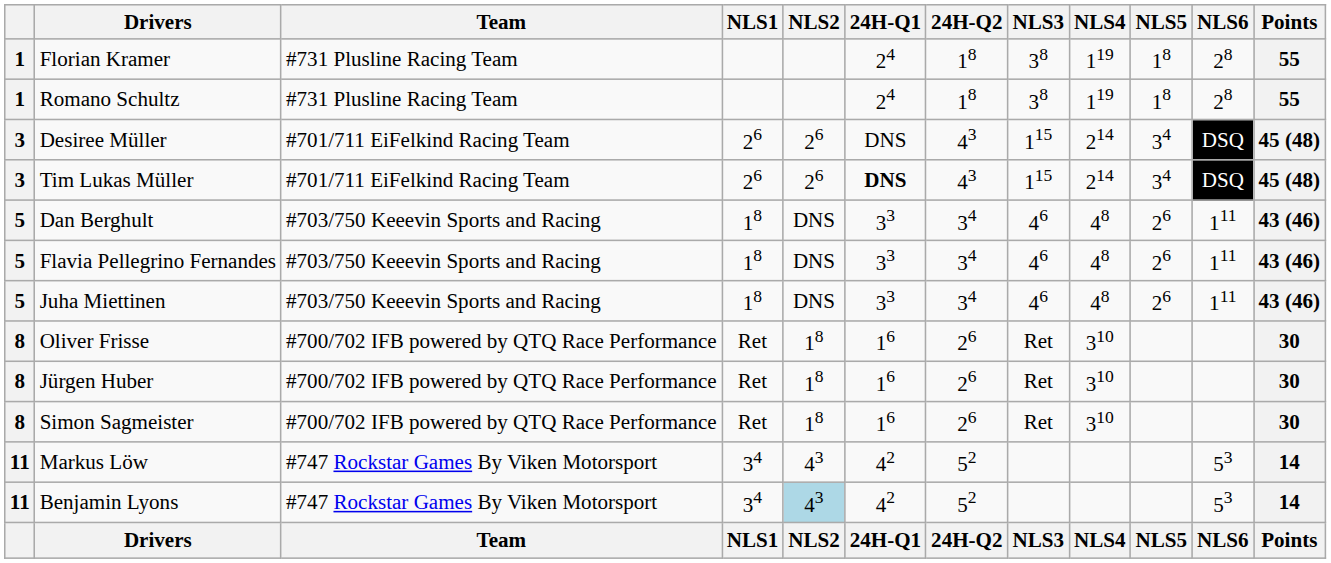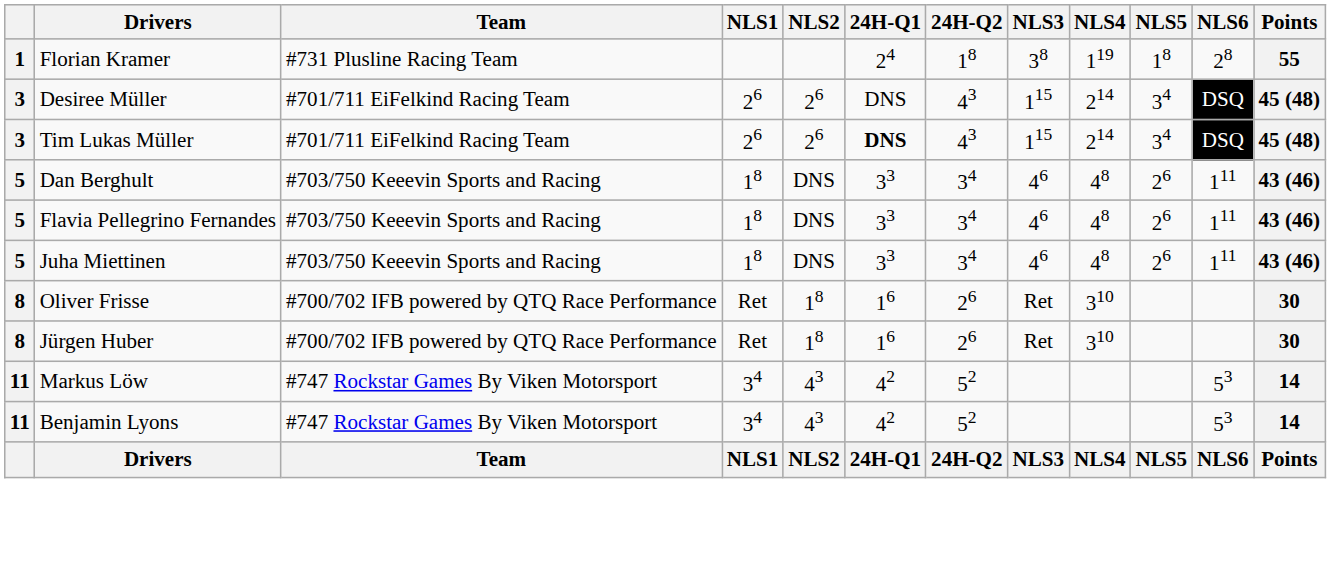- row: (110, 99)
- row: (117, 421)
(814, 501) lightblue background -> (814, 421) no background
